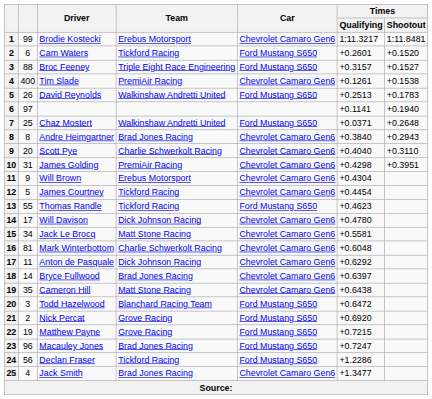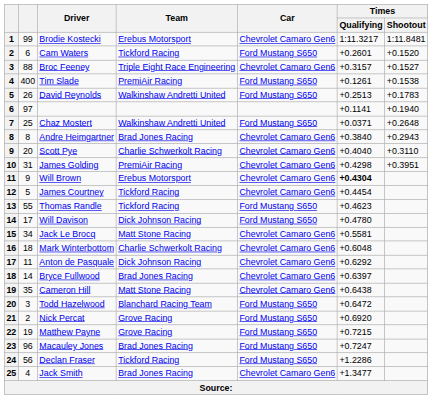(278, 67) Ford Mustang S650 -> (287, 67) Chevrolet Camaro Gen6
(287, 81) Chevrolet Camaro Gen6 -> (278, 81) Ford Mustang S650
(356, 178) normal -> (356, 178) bold
(287, 220) Chevrolet Camaro Gen6 -> (278, 220) Ford Mustang S650
(28, 248) 81 -> (28, 248) 18
